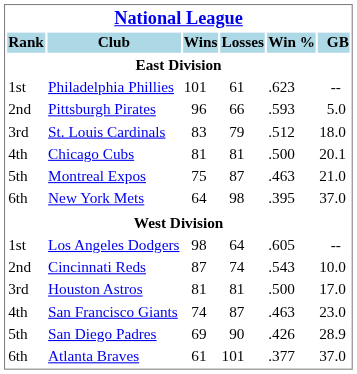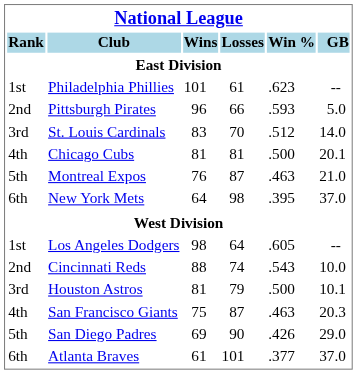(233, 131) 79 -> (233, 131) 70
(333, 131) 18.0 -> (333, 131) 14.0
(195, 176) 75 -> (195, 176) 76
(195, 267) 87 -> (195, 267) 88
(233, 289) 81 -> (233, 289) 79
(333, 289) 17.0 -> (333, 289) 10.1
(195, 311) 74 -> (195, 311) 75
(333, 311) 23.0 -> (333, 311) 20.3
(333, 334) 28.9 -> (333, 334) 29.0
